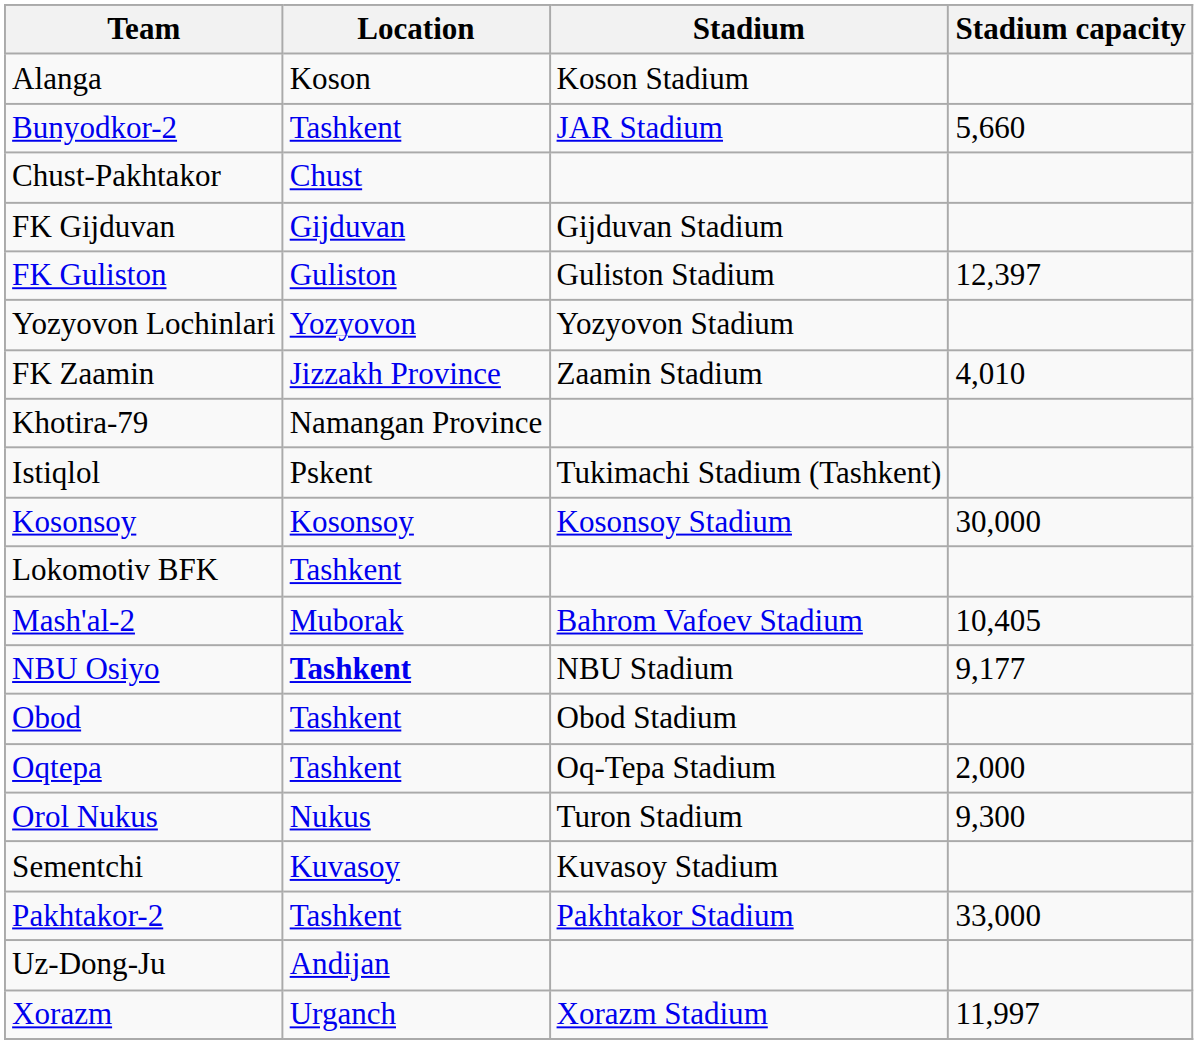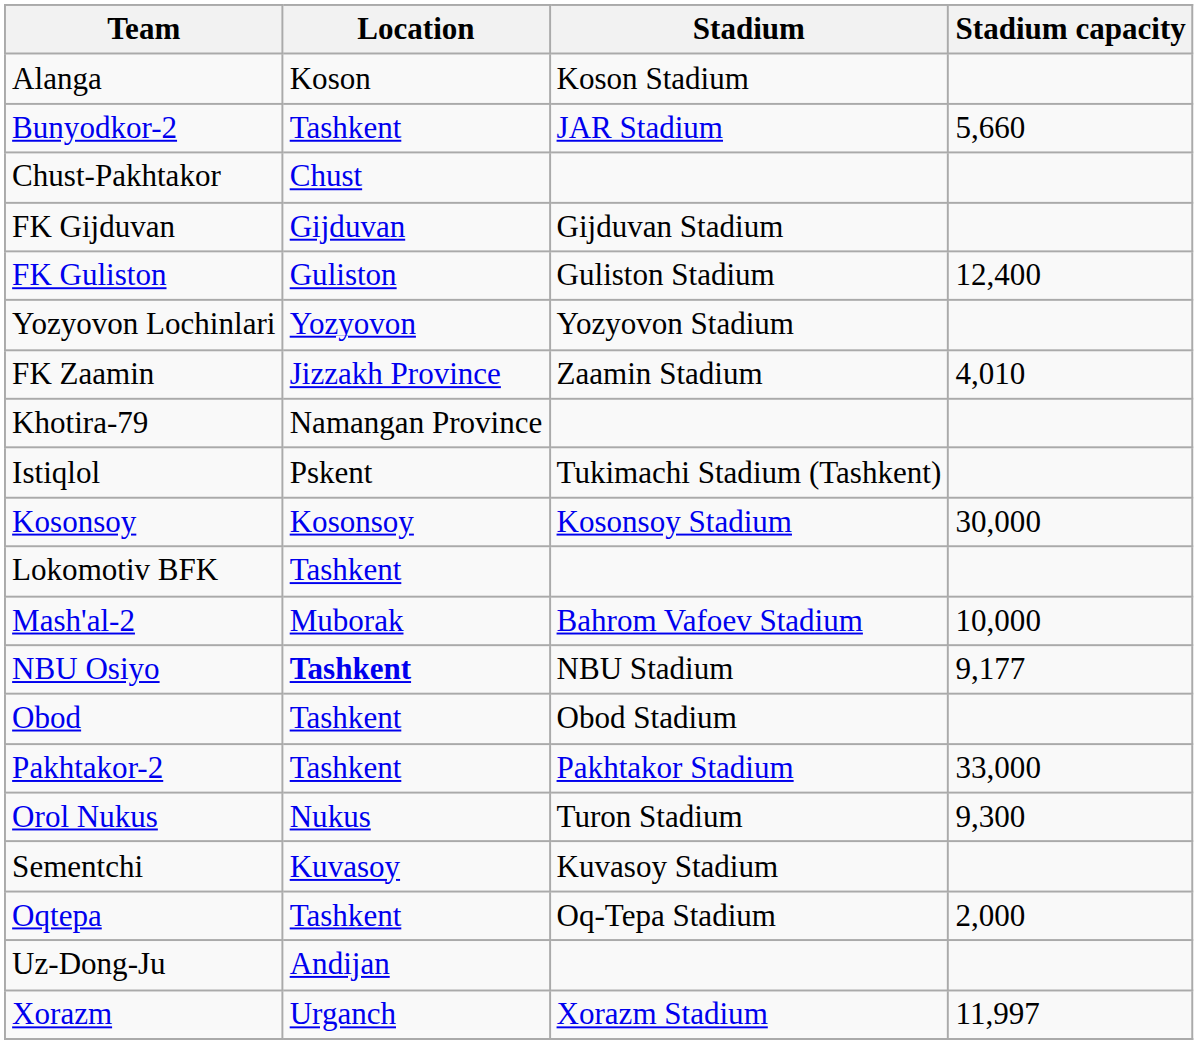(998, 275) 12,397 -> (998, 275) 12,400
(998, 619) 10,405 -> (998, 619) 10,000
rows swapped: (57, 767) <-> (88, 915)
